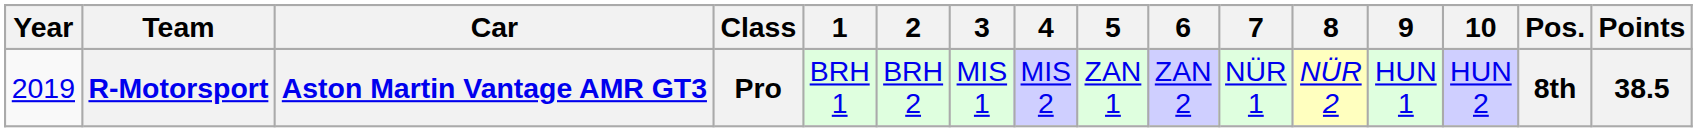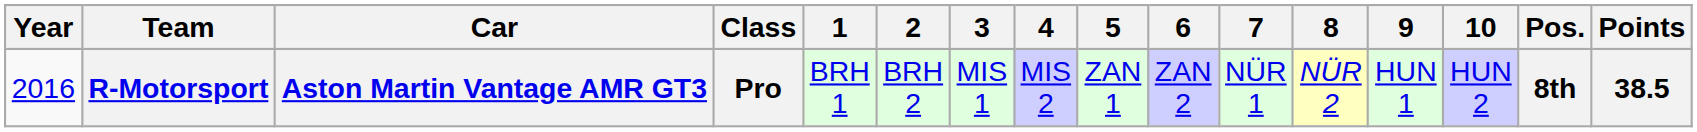(43, 88) 2019 -> (43, 88) 2016
